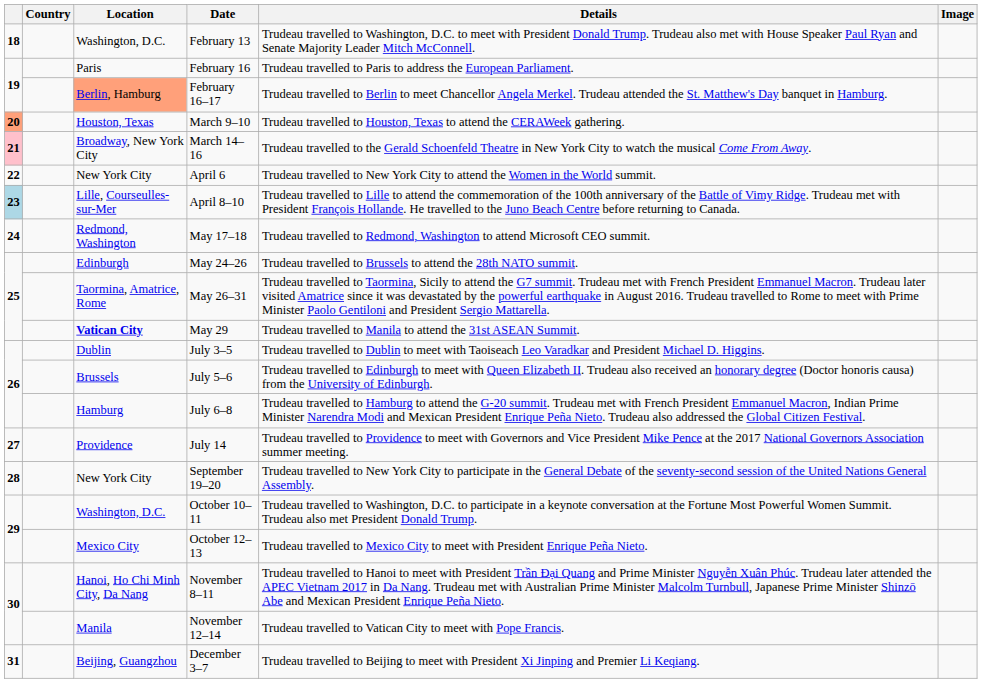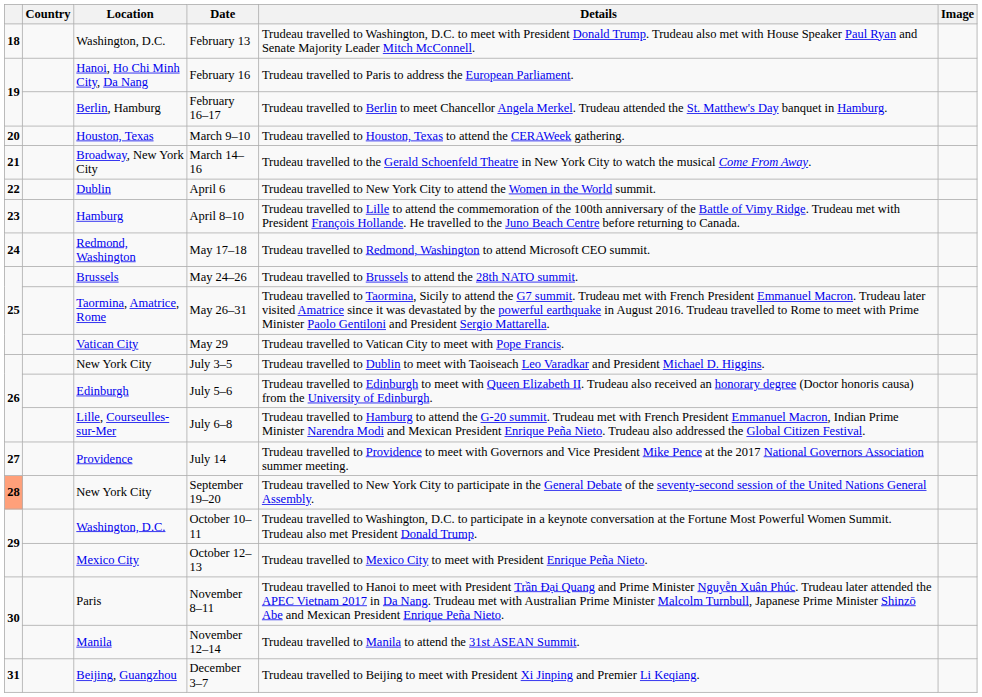(89, 68) Paris -> (128, 75) Hanoi, Ho Chi Minh City, Da Nang
(118, 94) lightsalmon background -> (118, 108) no background
(14, 121) lightsalmon background -> (14, 135) no background
(14, 148) pink background -> (14, 162) no background
(114, 175) New York City -> (94, 189) Dublin
(14, 202) lightblue background -> (14, 216) no background
(123, 202) Lille, Courseulles-sur-Mer -> (100, 216) Hamburg
(103, 262) Edinburgh -> (97, 276) Brussels
(110, 330) bold -> (107, 344) normal
(421, 330) Trudeau travelled to Manila to attend the 31st ASEAN Summit. -> (413, 344) Trudeau travelled to Vatican City to meet with Pope Francis.
(94, 350) Dublin -> (114, 364) New York City
(97, 376) Brussels -> (103, 391) Edinburgh
(100, 410) Hamburg -> (123, 424) Lille, Courseulles-sur-Mer
(14, 478) no background -> (14, 492) lightsalmon background
(128, 587) Hanoi, Ho Chi Minh City, Da Nang -> (89, 601) Paris
(413, 627) Trudeau travelled to Vatican City to meet with Pope Francis. -> (421, 641) Trudeau travelled to Manila to attend the 31st ASEAN Summit.
